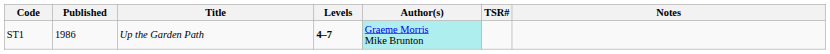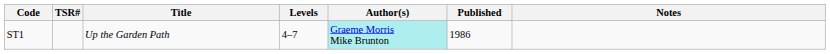columns swapped: (497, 12) <-> (85, 12)
(324, 35) bold -> (290, 35) normal
